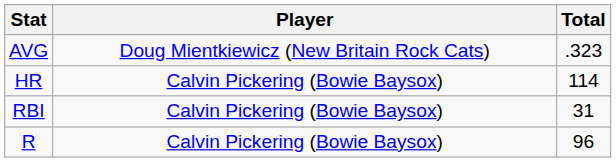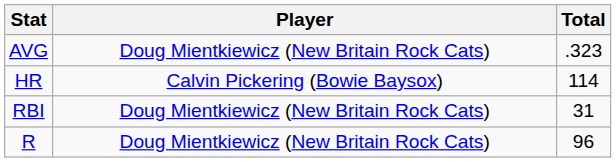(305, 111) Calvin Pickering (Bowie Baysox) -> (305, 111) Doug Mientkiewicz (New Britain Rock Cats)
(305, 141) Calvin Pickering (Bowie Baysox) -> (305, 141) Doug Mientkiewicz (New Britain Rock Cats)
